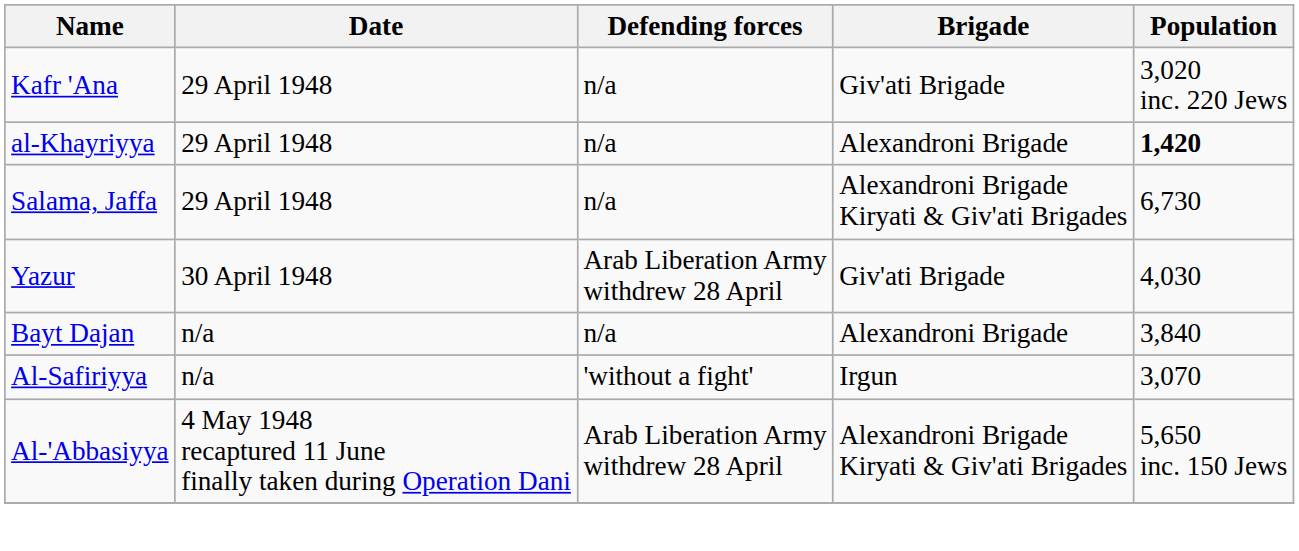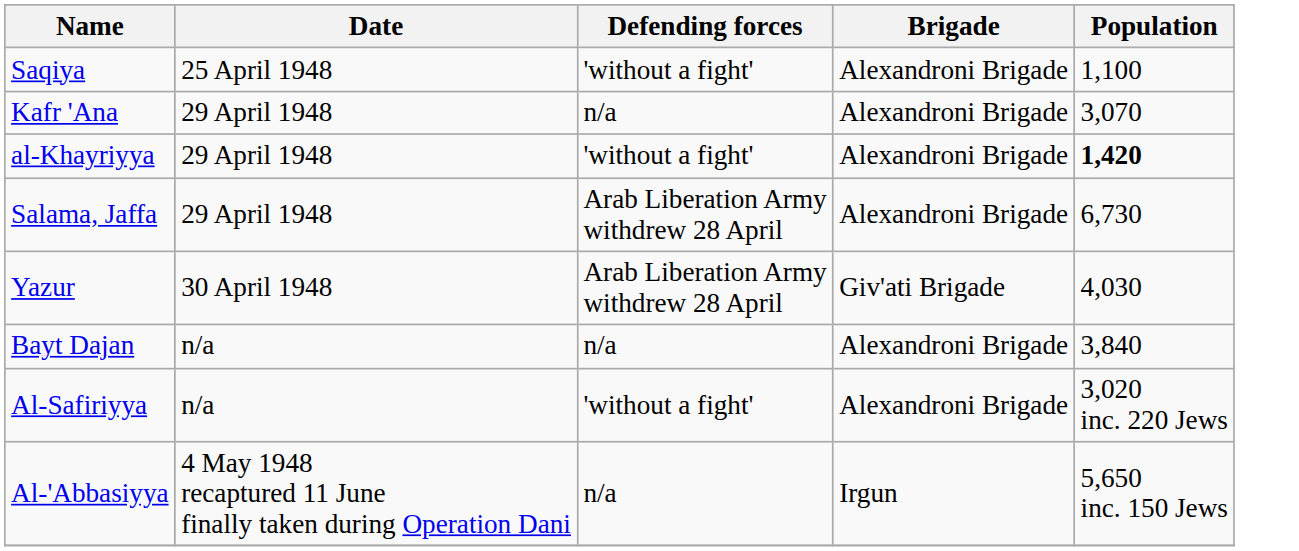+ row: (48, 69)
(922, 84) Giv'ati Brigade -> (954, 112) Alexandroni Brigade
(1214, 84) 3,020 inc. 220 Jews -> (1111, 112) 3,070
(600, 142) n/a -> (668, 155) 'without a fight'
(600, 201) n/a -> (705, 213) Arab Liberation Army withdrew 28 April
(983, 201) Alexandroni Brigade Kiryati & Giv'ati Brigades -> (954, 213) Alexandroni Brigade
(868, 376) Irgun -> (954, 404) Alexandroni Brigade
(1171, 376) 3,070 -> (1154, 404) 3,020 inc. 220 Jews
(705, 450) Arab Liberation Army withdrew 28 April -> (600, 493) n/a
(983, 450) Alexandroni Brigade Kiryati & Giv'ati Brigades -> (868, 493) Irgun
